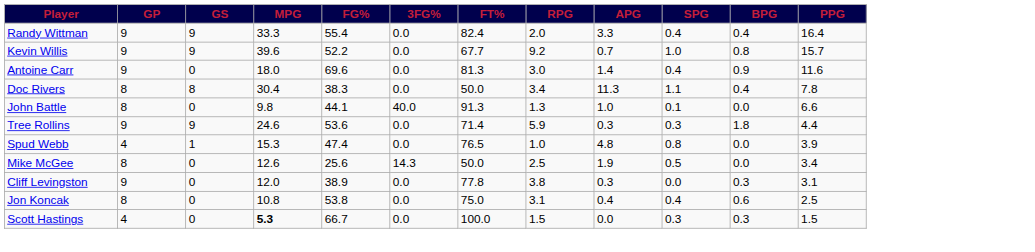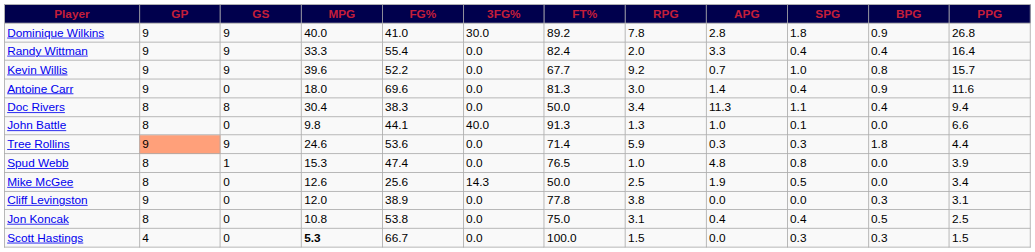+ row: (56, 33)
(809, 89) 7.8 -> (960, 107) 9.4
(124, 126) no background -> (145, 145) lightsalmon background
(124, 145) 4 -> (145, 163) 8
(605, 182) 0.3 -> (717, 201) 0.0
(741, 201) 0.6 -> (879, 219) 0.5
